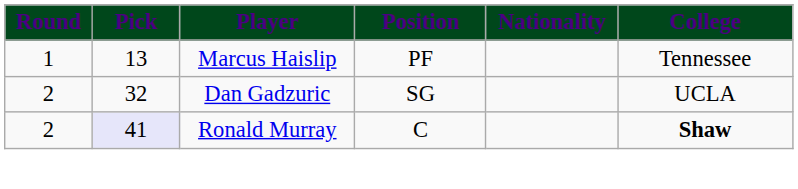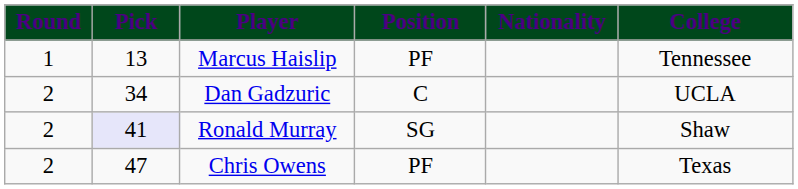(136, 93) 32 -> (136, 93) 34
(421, 93) SG -> (421, 93) C
(421, 129) C -> (421, 129) SG
(705, 129) bold -> (705, 129) normal
+ row: (267, 165)
